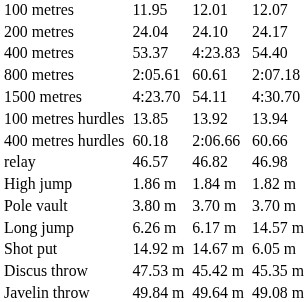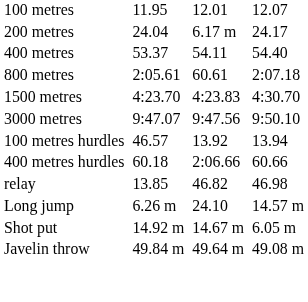(210, 31) 24.10 -> (214, 31) 6.17 m
(216, 53) 4:23.83 -> (210, 53) 54.11
(210, 97) 54.11 -> (216, 97) 4:23.83
+ row: (43, 118)
(150, 118) 13.85 -> (150, 140) 46.57
(150, 162) 46.57 -> (150, 184) 13.85
- row: (38, 184)
- row: (36, 205)
(214, 227) 6.17 m -> (210, 205) 24.10
- row: (46, 271)
